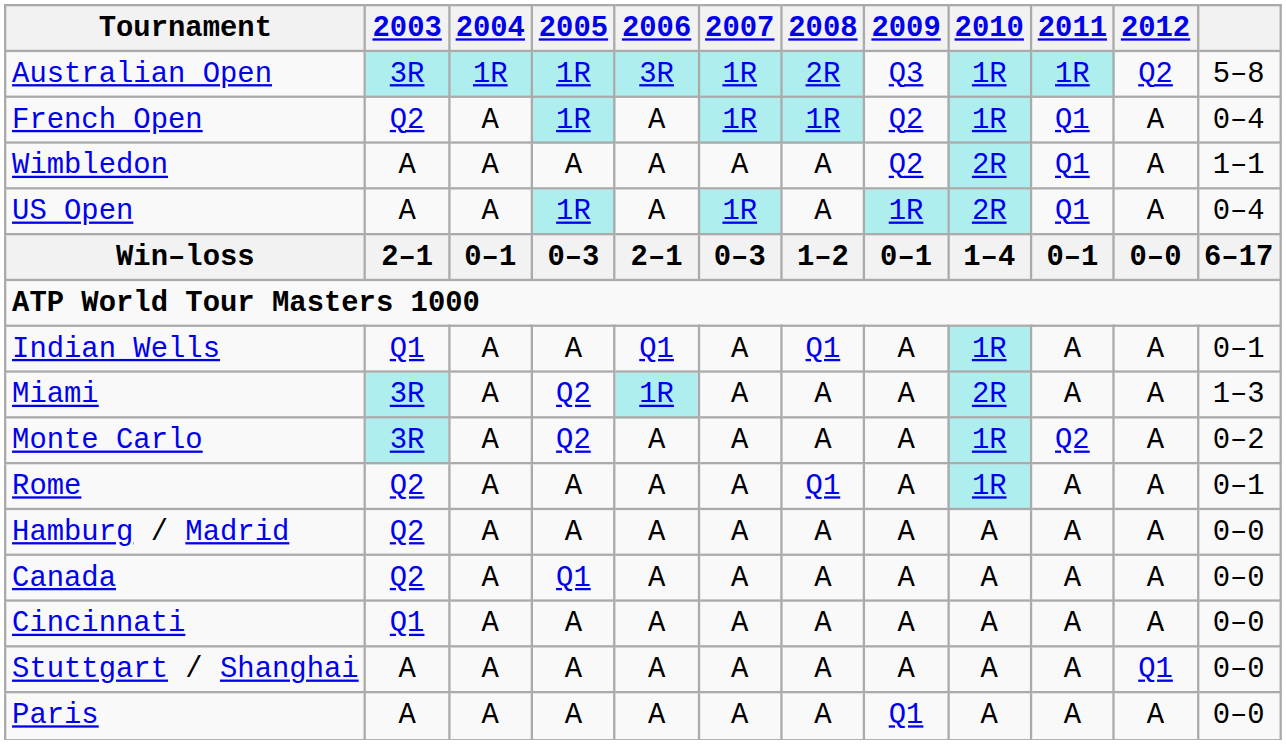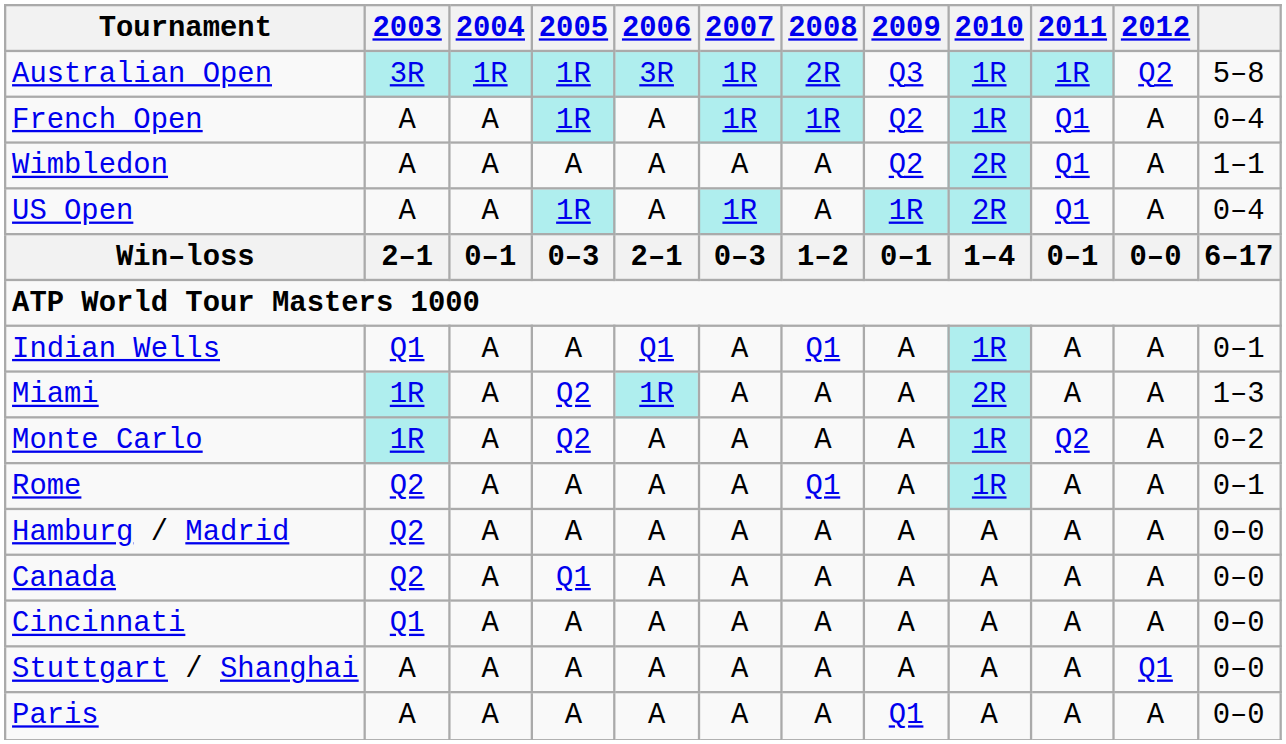(407, 119) Q2 -> (407, 119) A
(407, 395) 3R -> (407, 395) 1R
(407, 441) 3R -> (407, 441) 1R
